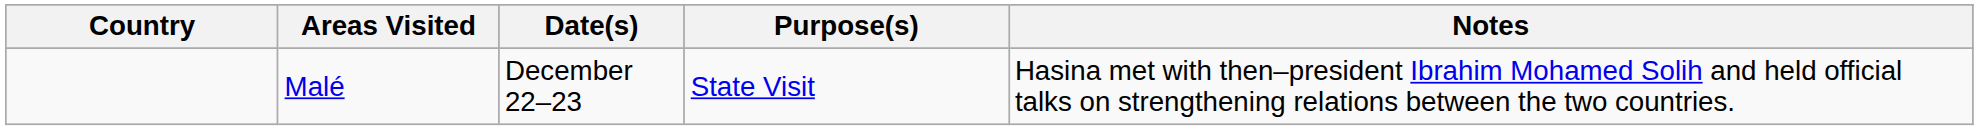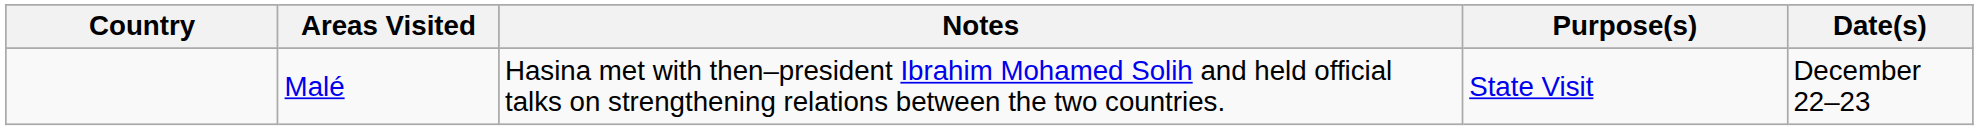columns swapped: (591, 26) <-> (1491, 26)
